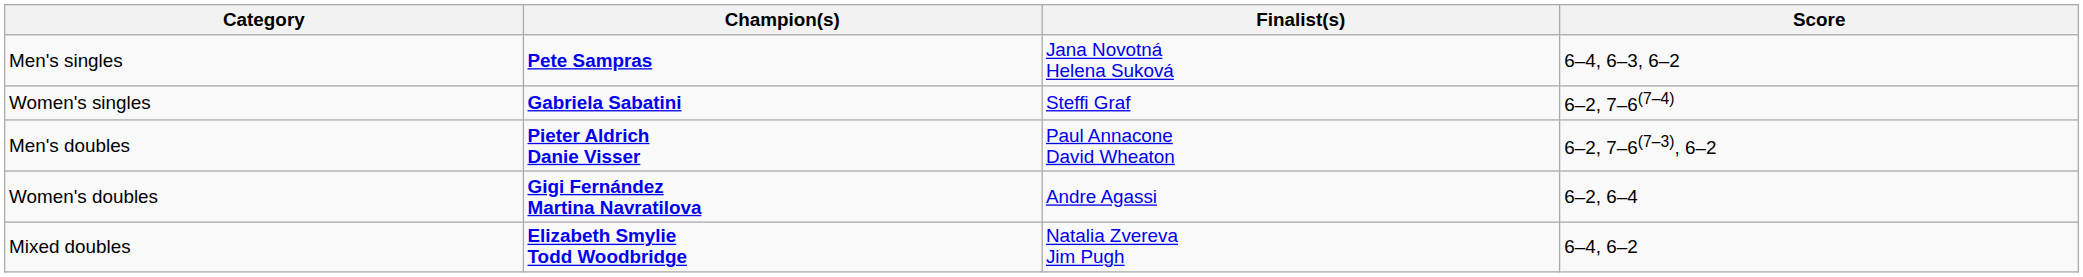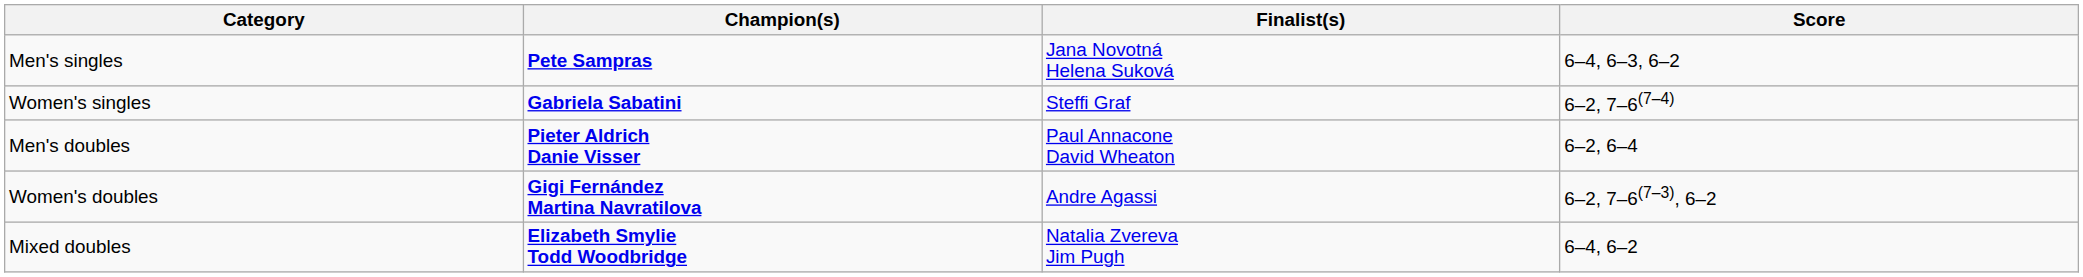(1640, 146) 6–2, 7–6(7–3), 6–2 -> (1601, 146) 6–2, 6–4
(1601, 197) 6–2, 6–4 -> (1640, 197) 6–2, 7–6(7–3), 6–2
